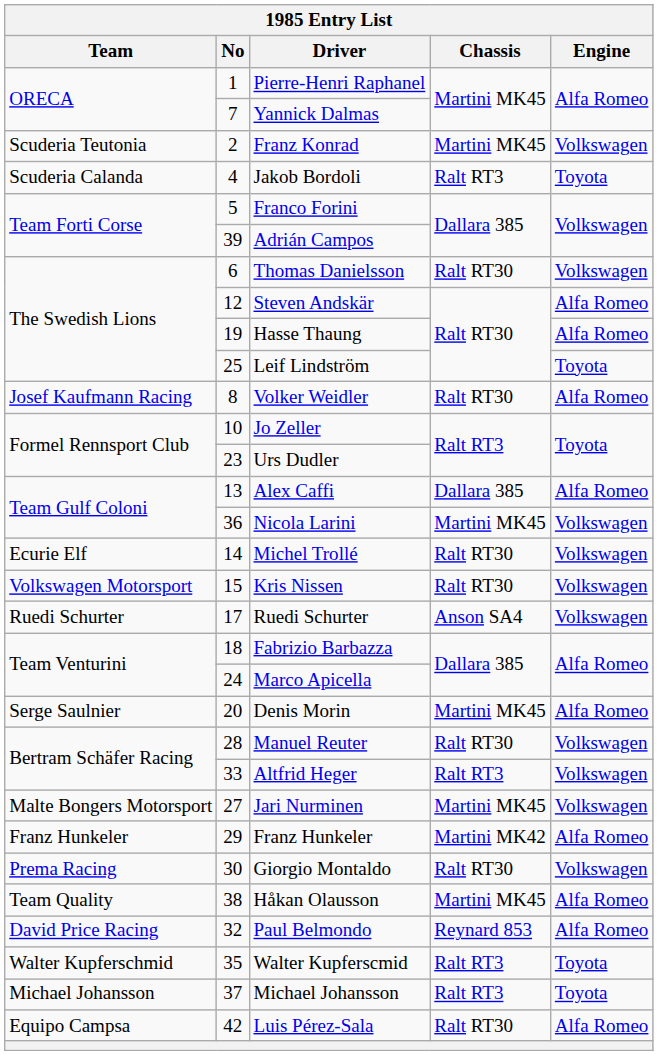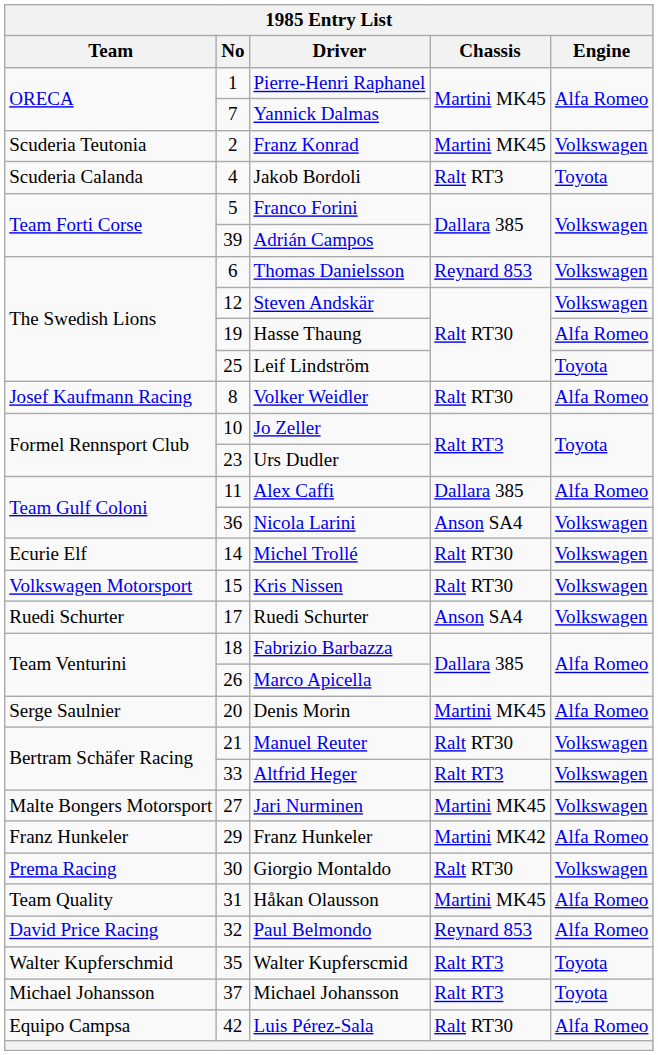(474, 271) Ralt RT30 -> (483, 271) Reynard 853
(602, 302) Alfa Romeo -> (601, 302) Volkswagen
(233, 490) 13 -> (233, 490) 11
(490, 522) Martini MK45 -> (478, 522) Anson SA4
(233, 679) 24 -> (233, 679) 26
(233, 742) 28 -> (233, 742) 21
(233, 899) 38 -> (233, 899) 31
